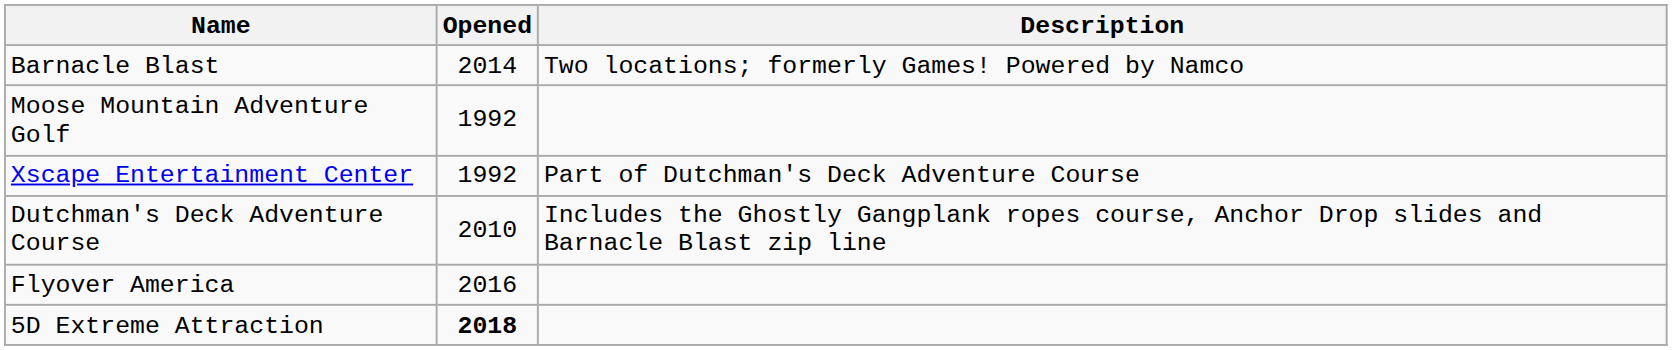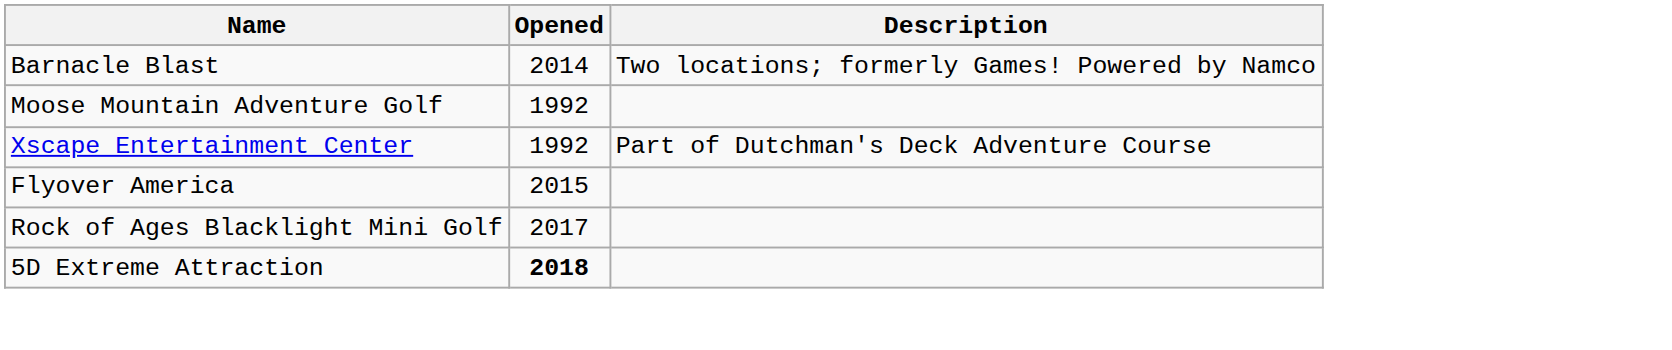- row: (197, 230)
(487, 285) 2016 -> (559, 187) 2015
+ row: (257, 228)
